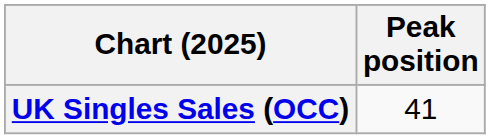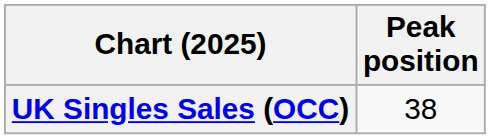(421, 108) 41 -> (421, 108) 38
